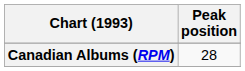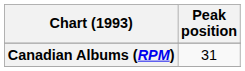(209, 54) 28 -> (209, 54) 31
